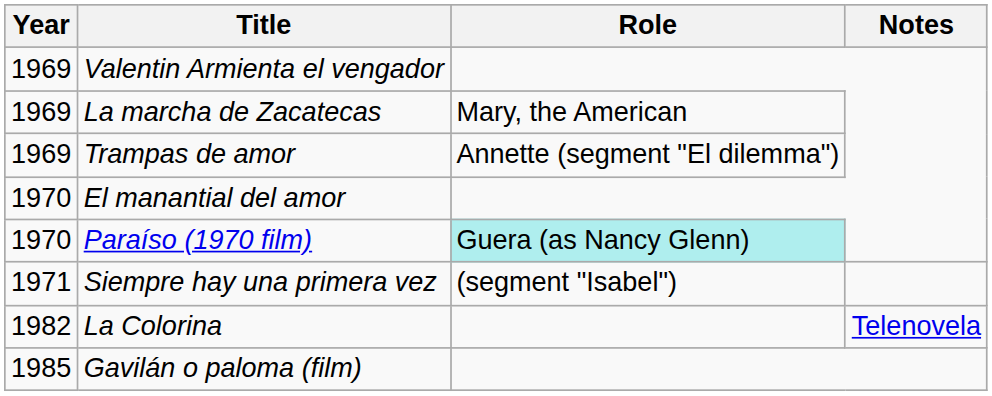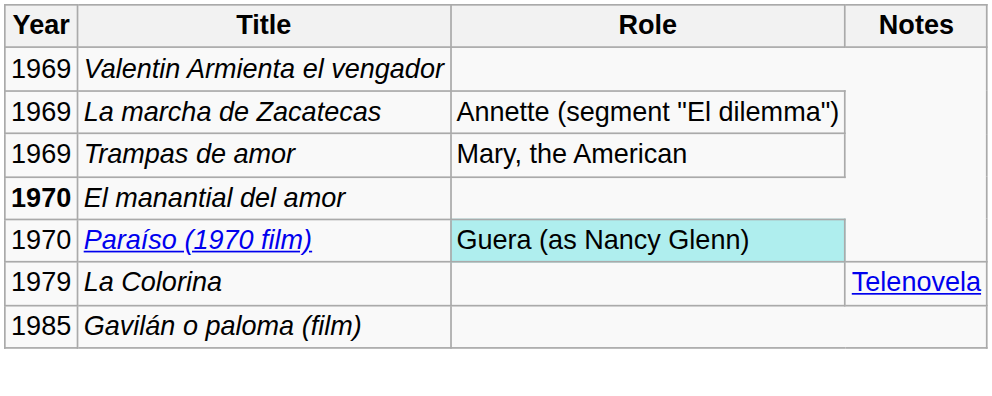(572, 111) Mary, the American -> (648, 111) Annette (segment "El dilemma")
(648, 154) Annette (segment "El dilemma") -> (572, 154) Mary, the American
(41, 197) normal -> (41, 197) bold
- row: (260, 283)
(41, 326) 1982 -> (41, 283) 1979
